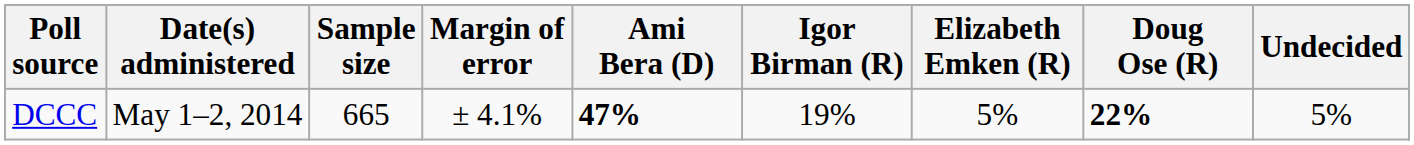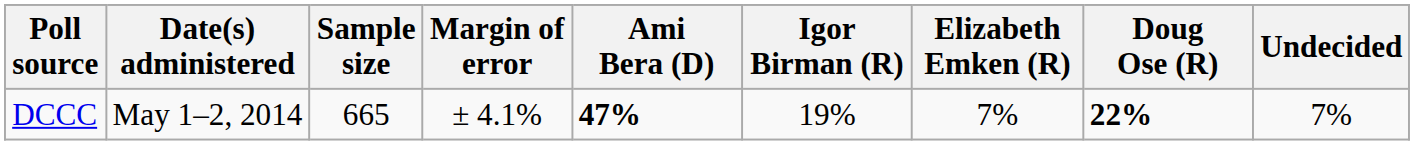(997, 113) 5% -> (997, 113) 7%
(1331, 113) 5% -> (1331, 113) 7%
